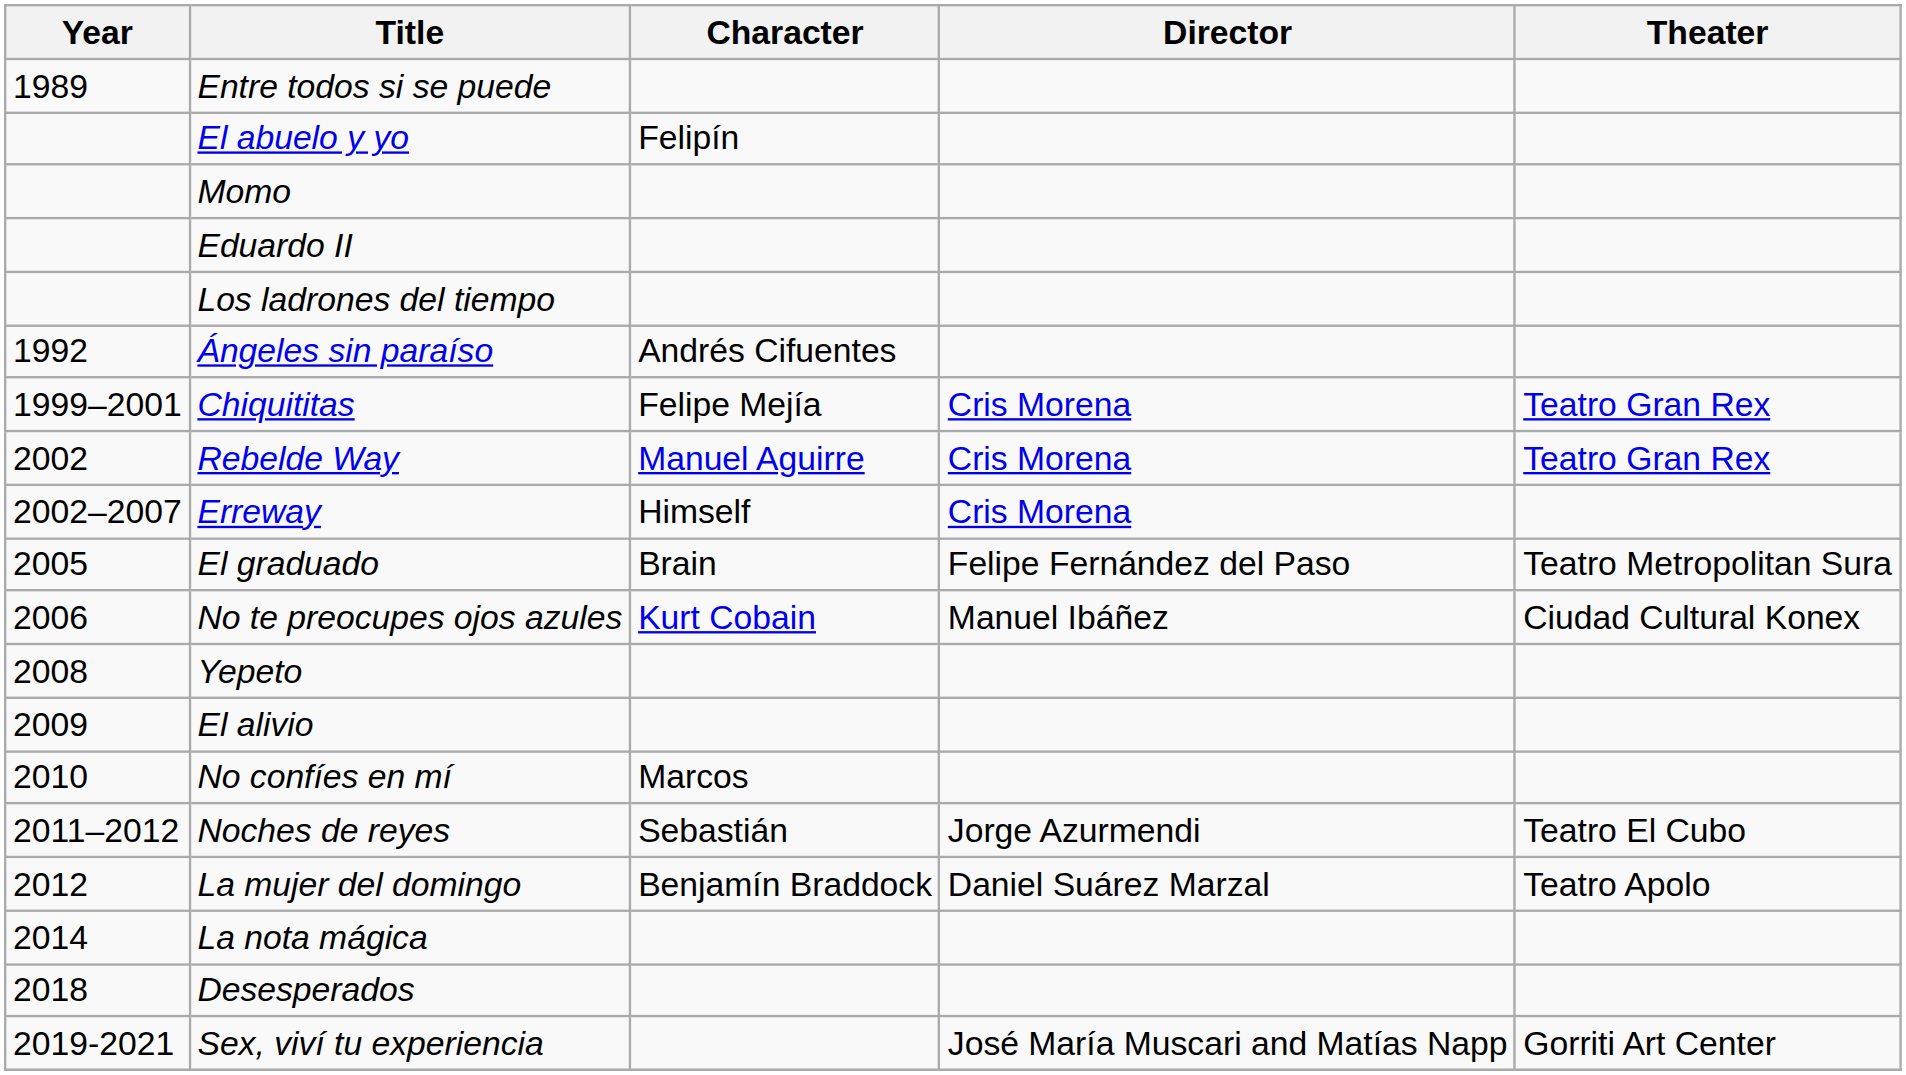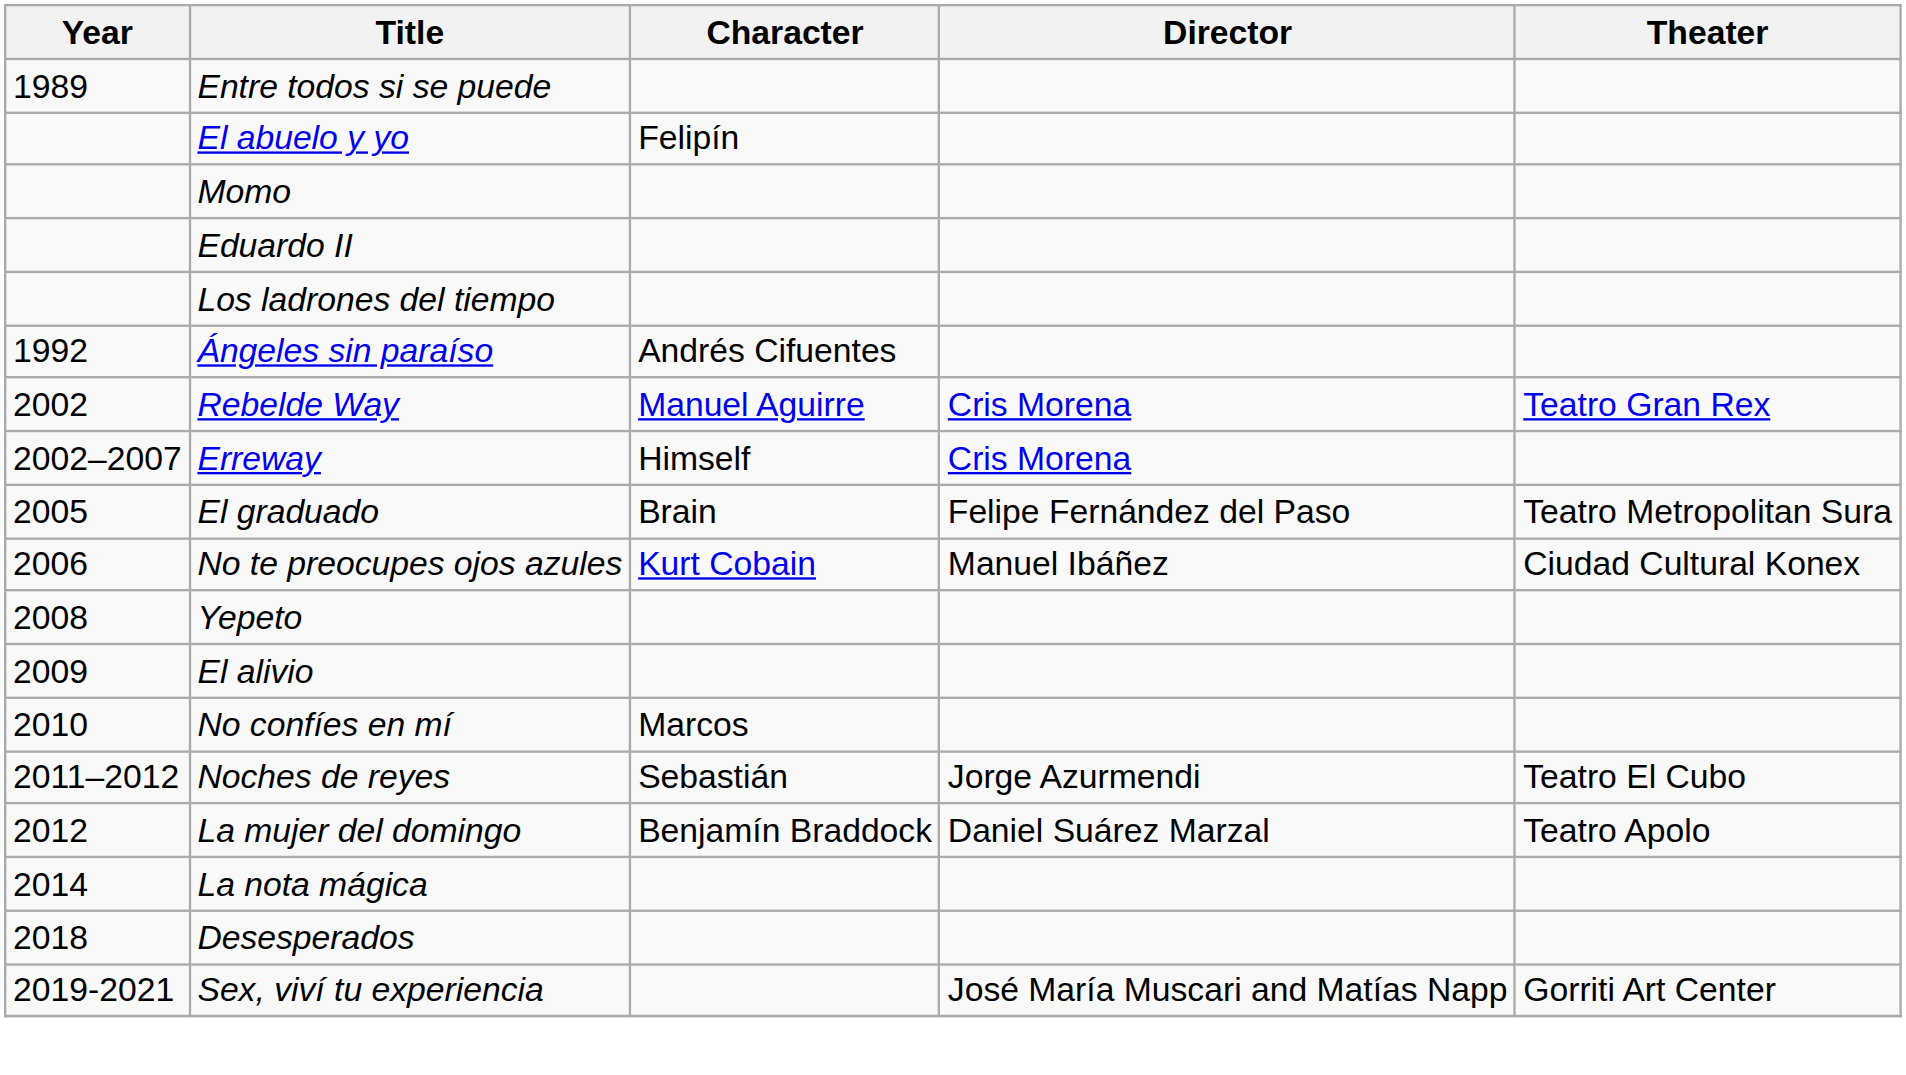- row: (276, 405)
